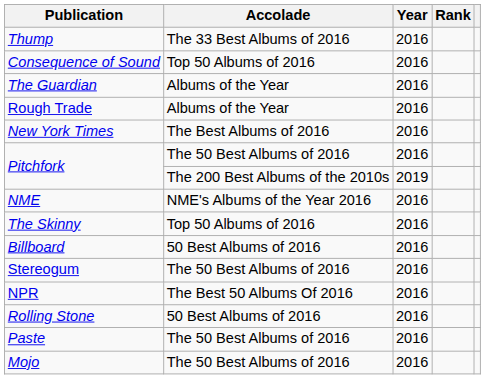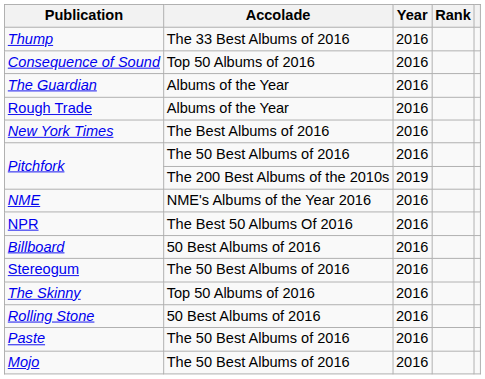rows swapped: (44, 223) <-> (23, 293)
